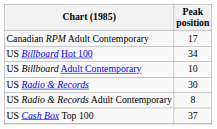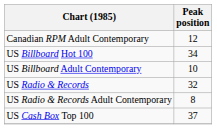(193, 38) 17 -> (193, 38) 12
(193, 85) 30 -> (193, 85) 32
